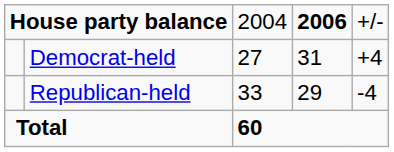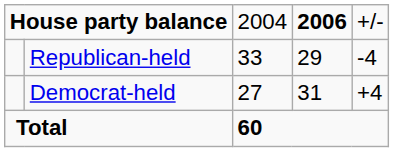rows swapped: (103, 57) <-> (110, 92)
